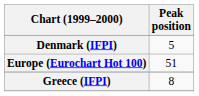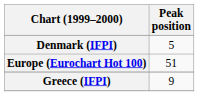(171, 81) 8 -> (171, 81) 9
